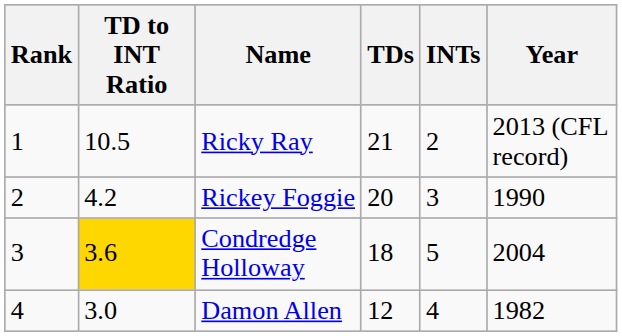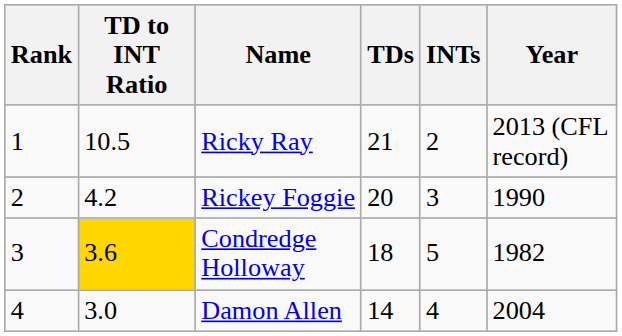(519, 253) 2004 -> (519, 253) 1982
(380, 309) 12 -> (380, 309) 14
(519, 309) 1982 -> (519, 309) 2004
